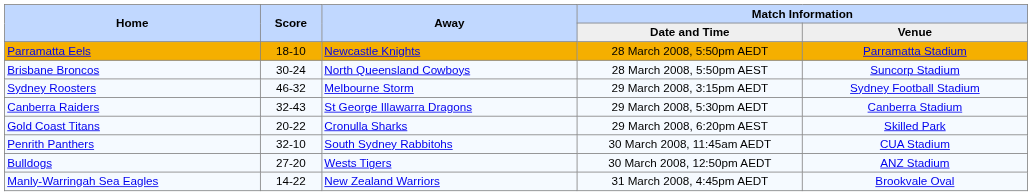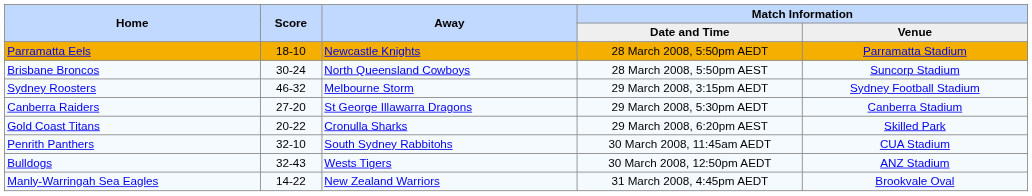(291, 107) 32-43 -> (291, 107) 27-20
(291, 163) 27-20 -> (291, 163) 32-43
